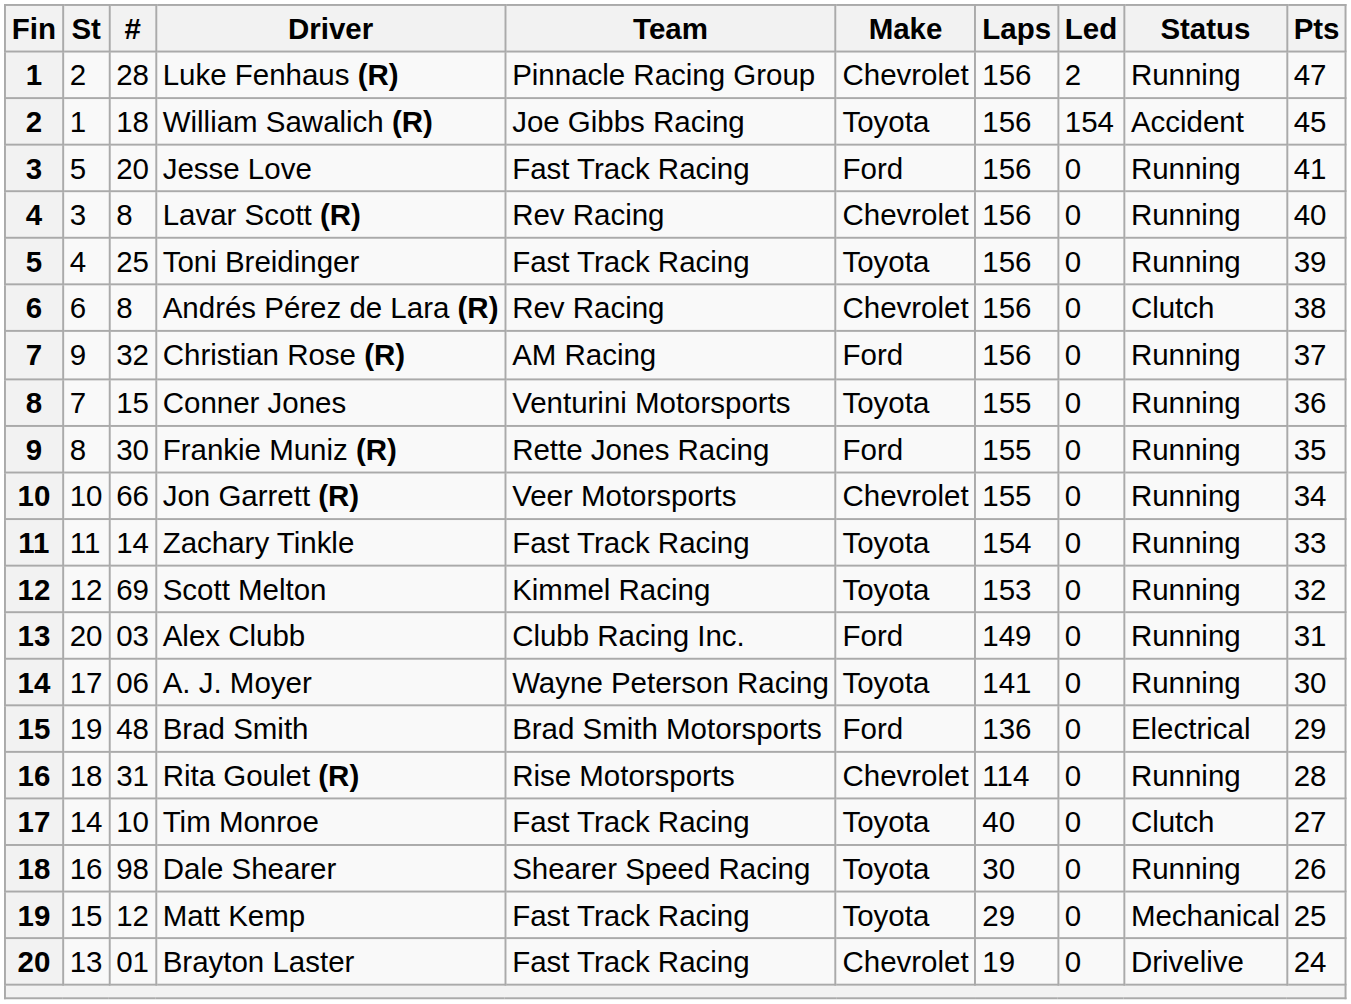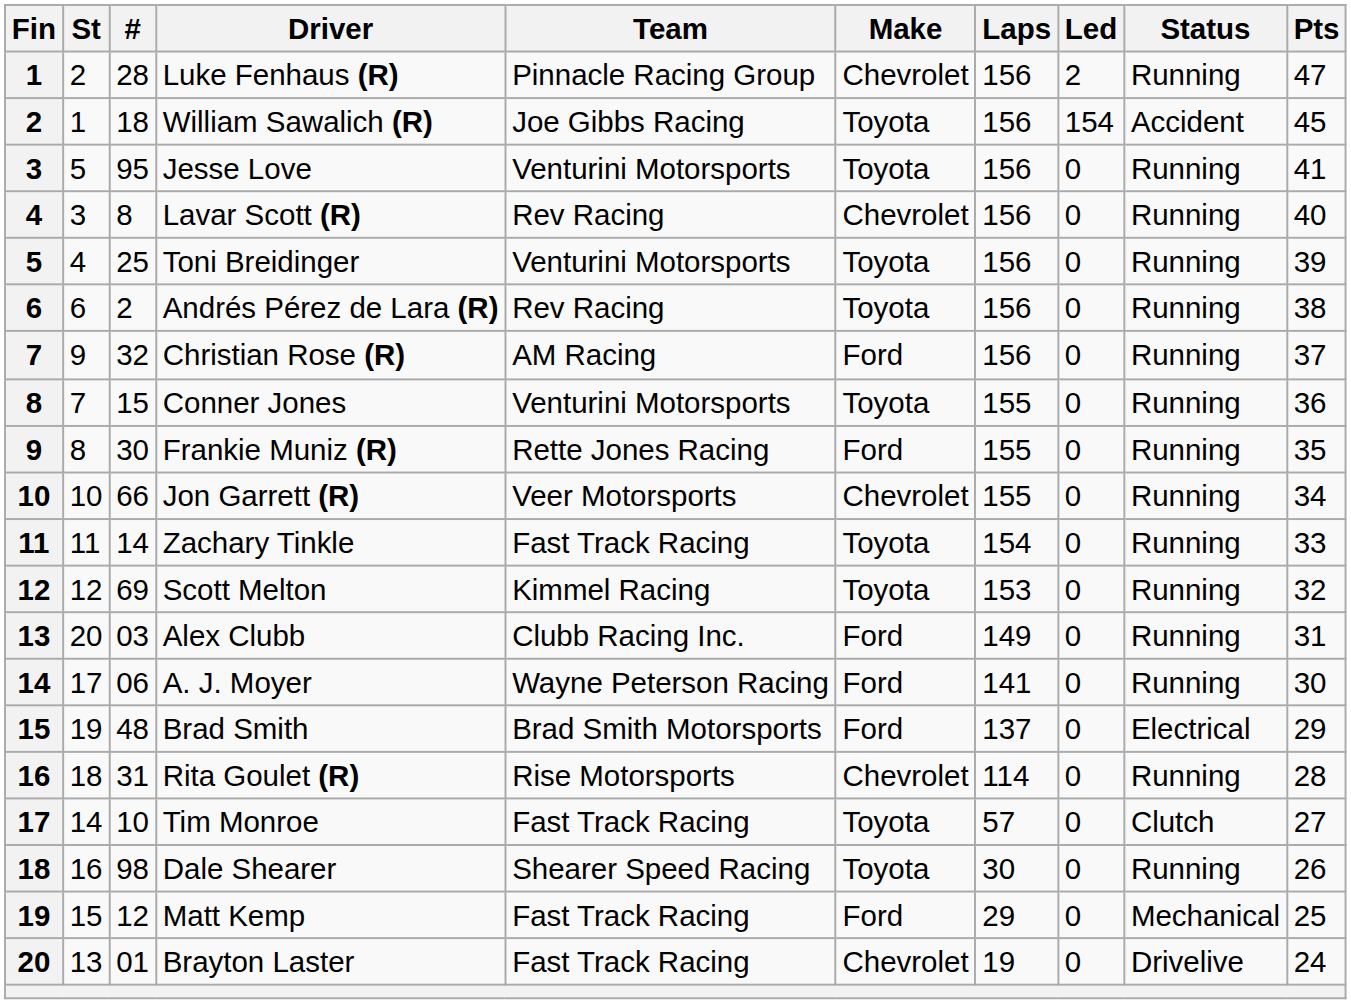(133, 169) 20 -> (133, 169) 95
(631, 169) Fast Track Racing -> (651, 169) Venturini Motorsports
(873, 169) Ford -> (886, 169) Toyota
(631, 262) Fast Track Racing -> (651, 262) Venturini Motorsports
(124, 309) 8 -> (124, 309) 2
(906, 309) Chevrolet -> (886, 309) Toyota
(1173, 309) Clutch -> (1186, 309) Running
(886, 682) Toyota -> (873, 682) Ford
(1007, 729) 136 -> (1007, 729) 137
(999, 822) 40 -> (999, 822) 57
(886, 915) Toyota -> (873, 915) Ford
